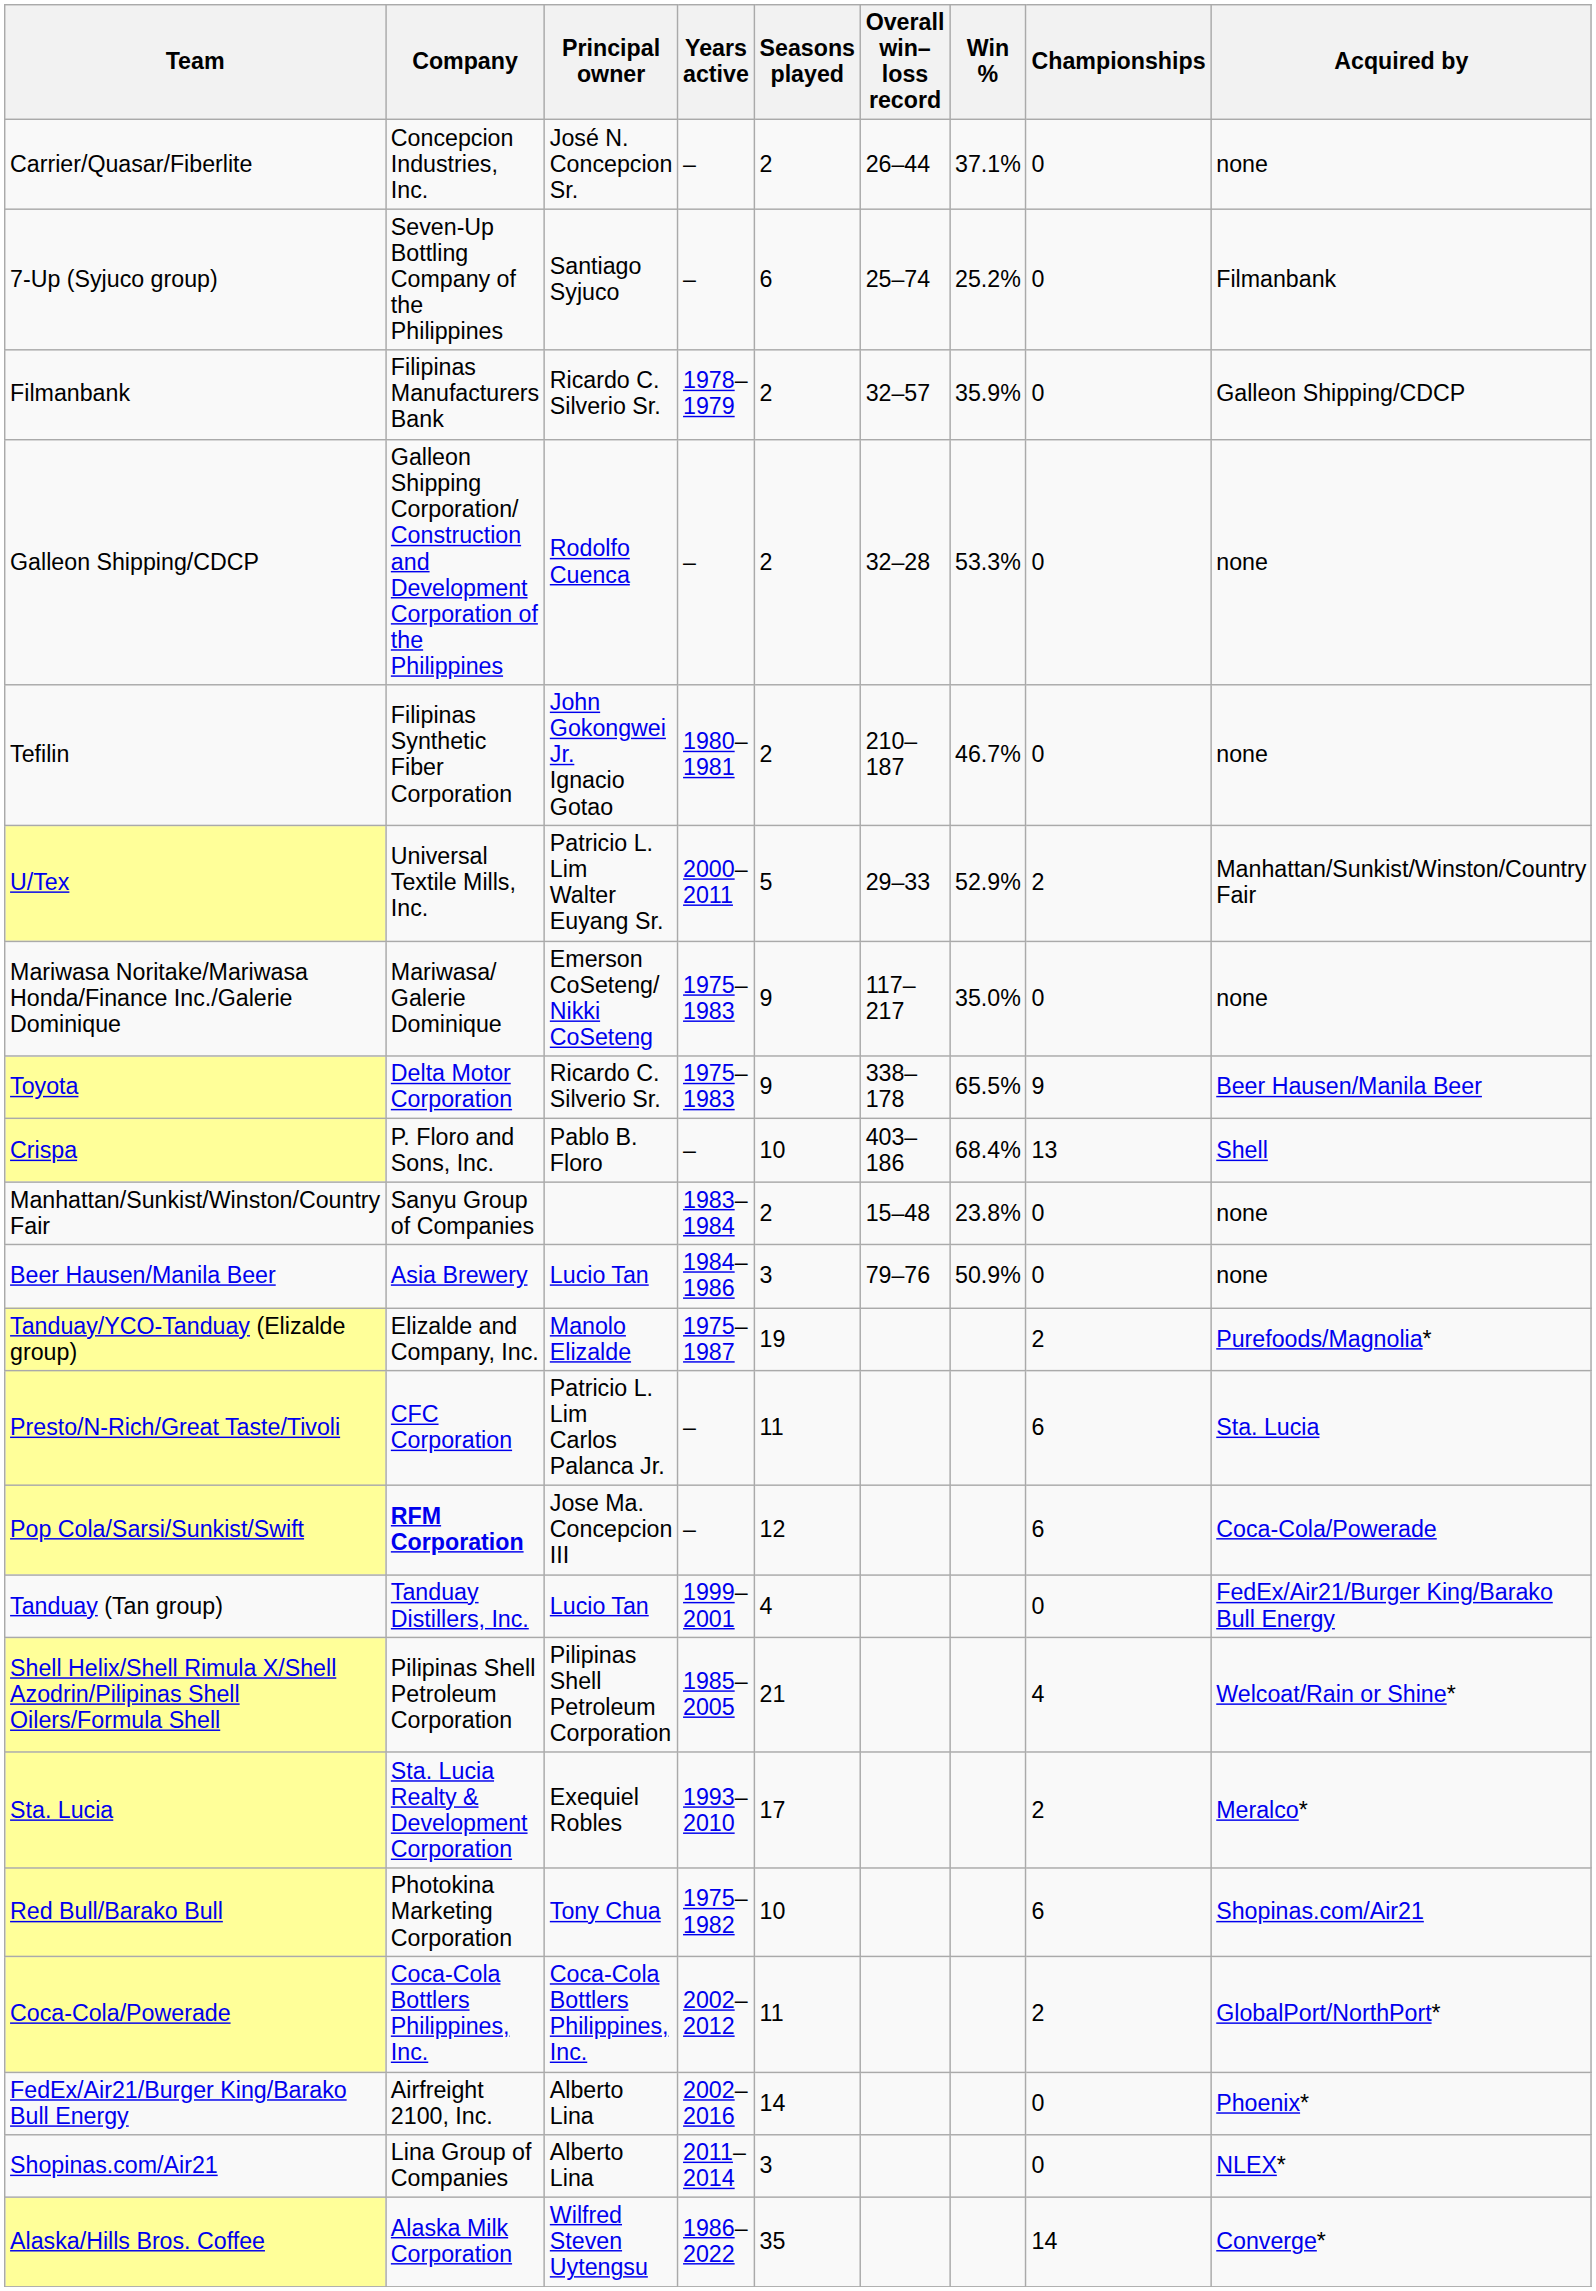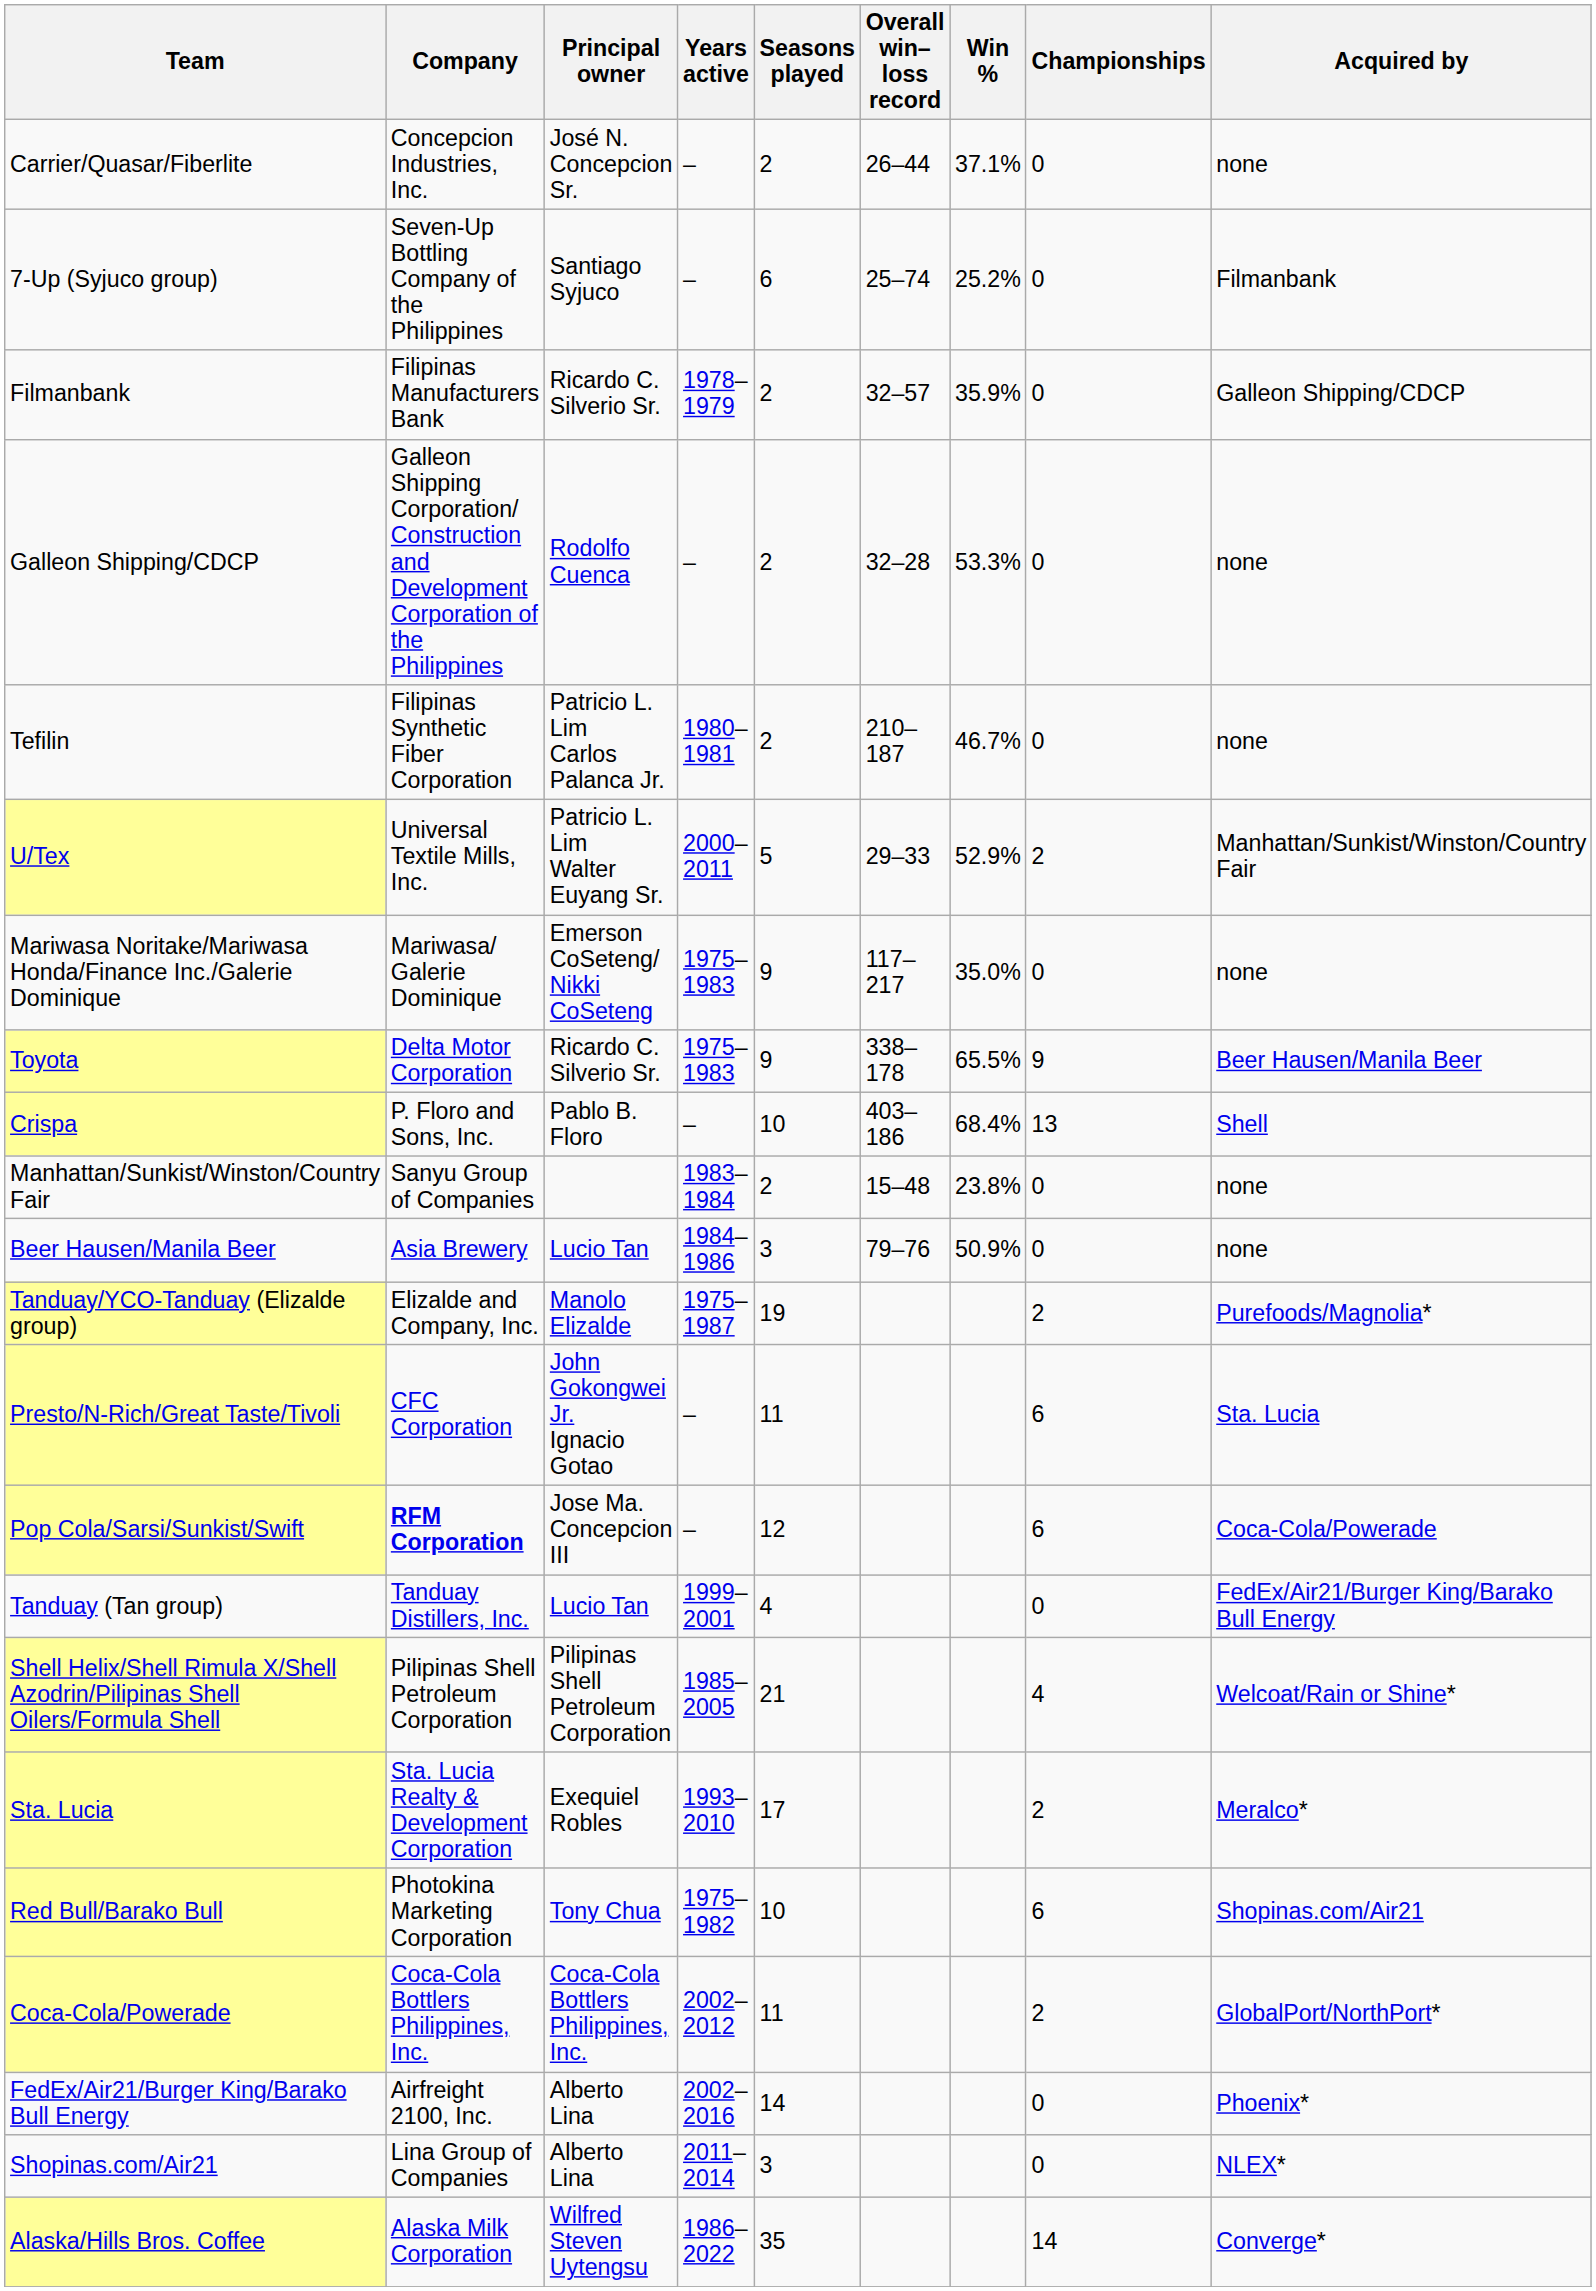(608, 754) John Gokongwei Jr. Ignacio Gotao -> (607, 741) Patricio L. Lim Carlos Palanca Jr.
(607, 1427) Patricio L. Lim Carlos Palanca Jr. -> (608, 1414) John Gokongwei Jr. Ignacio Gotao
